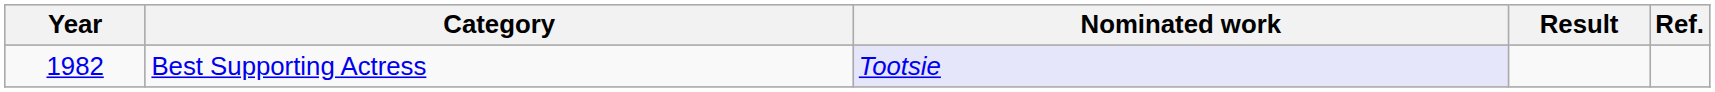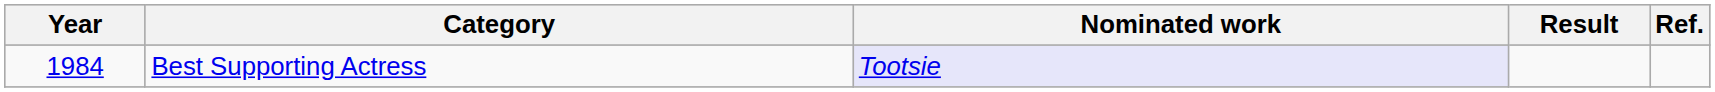(75, 65) 1982 -> (75, 65) 1984
